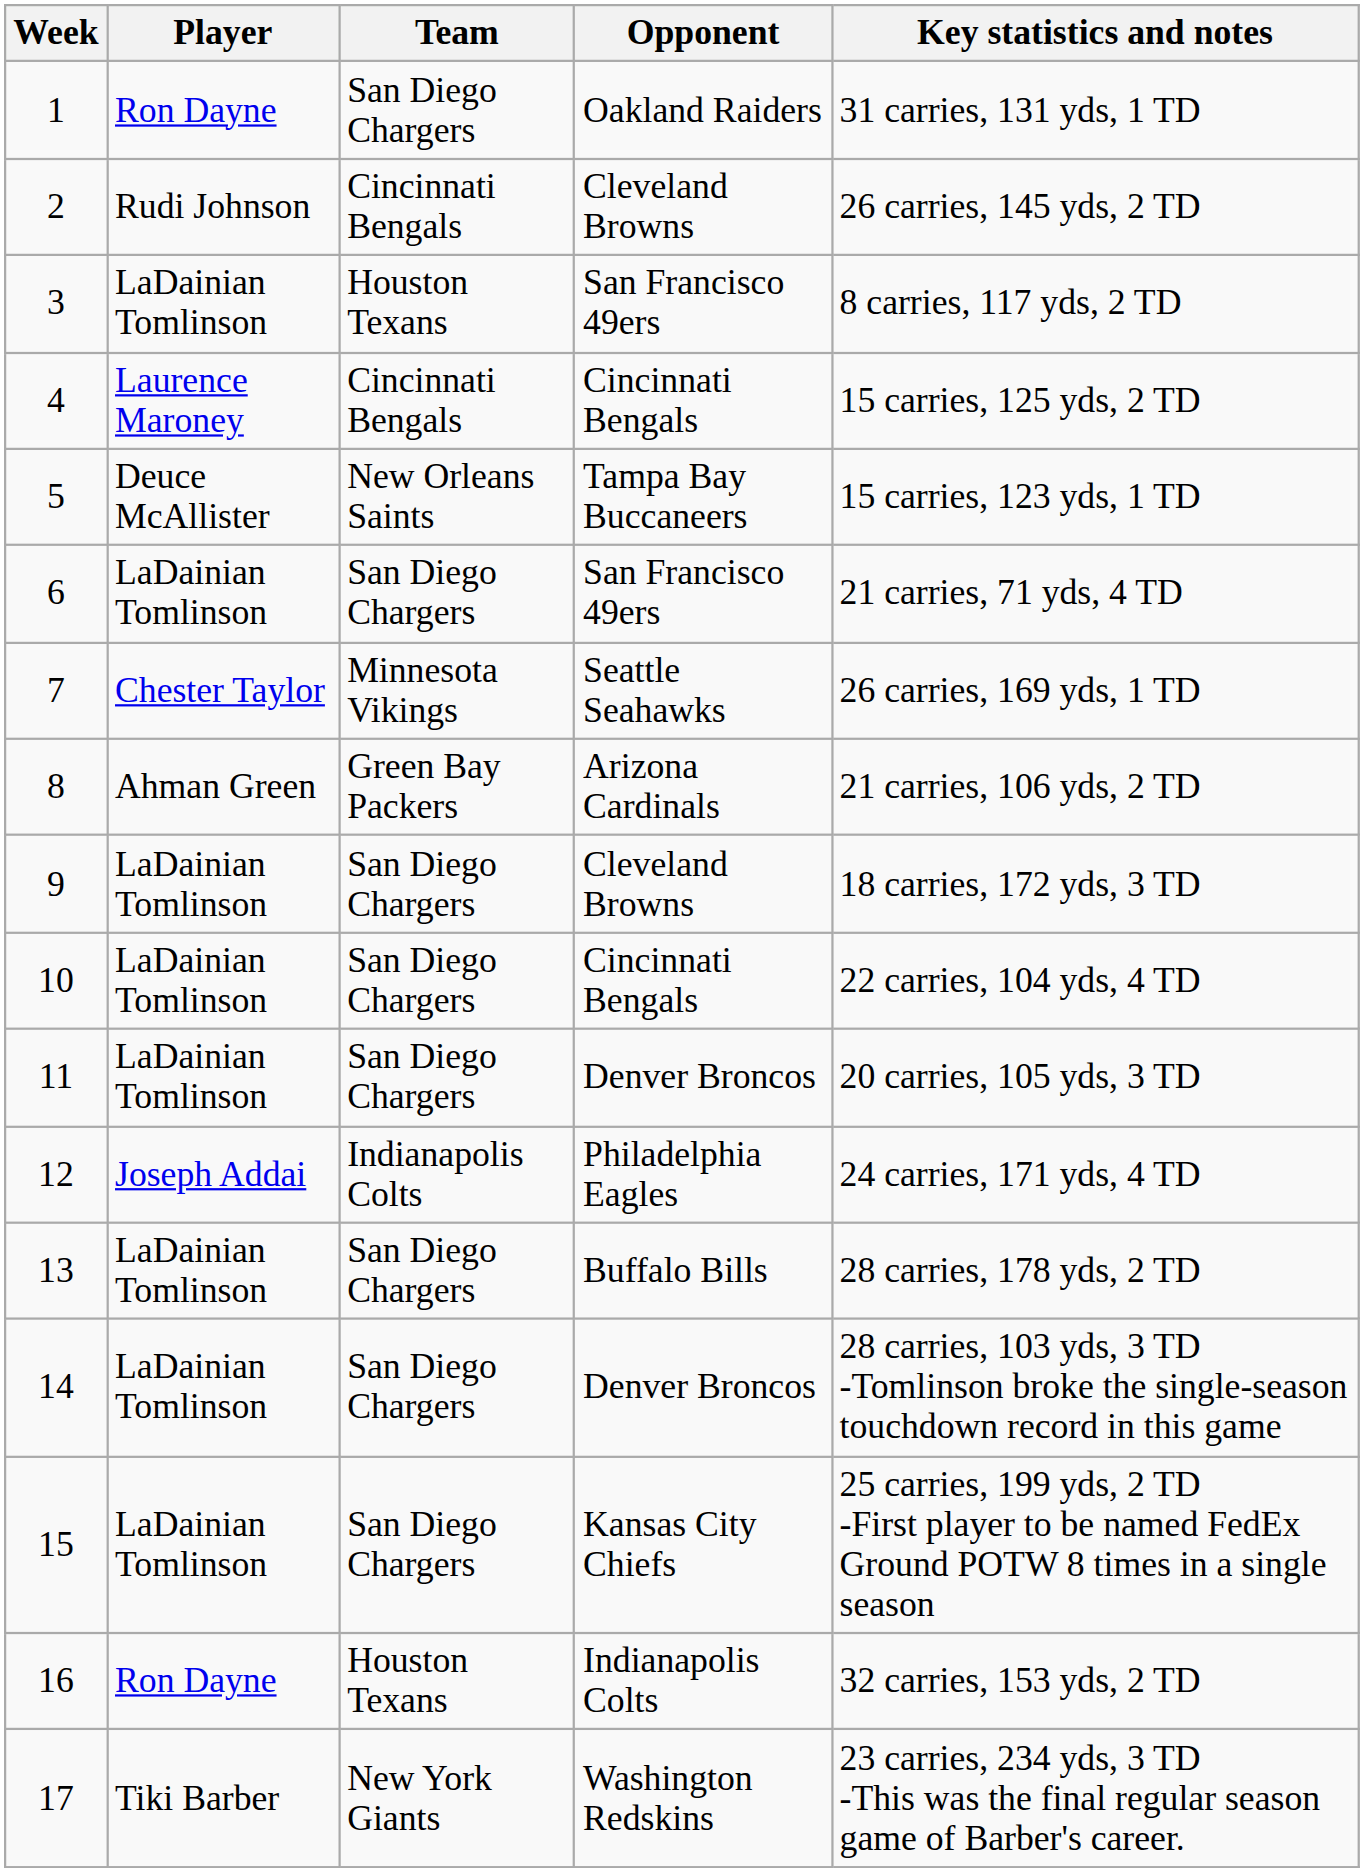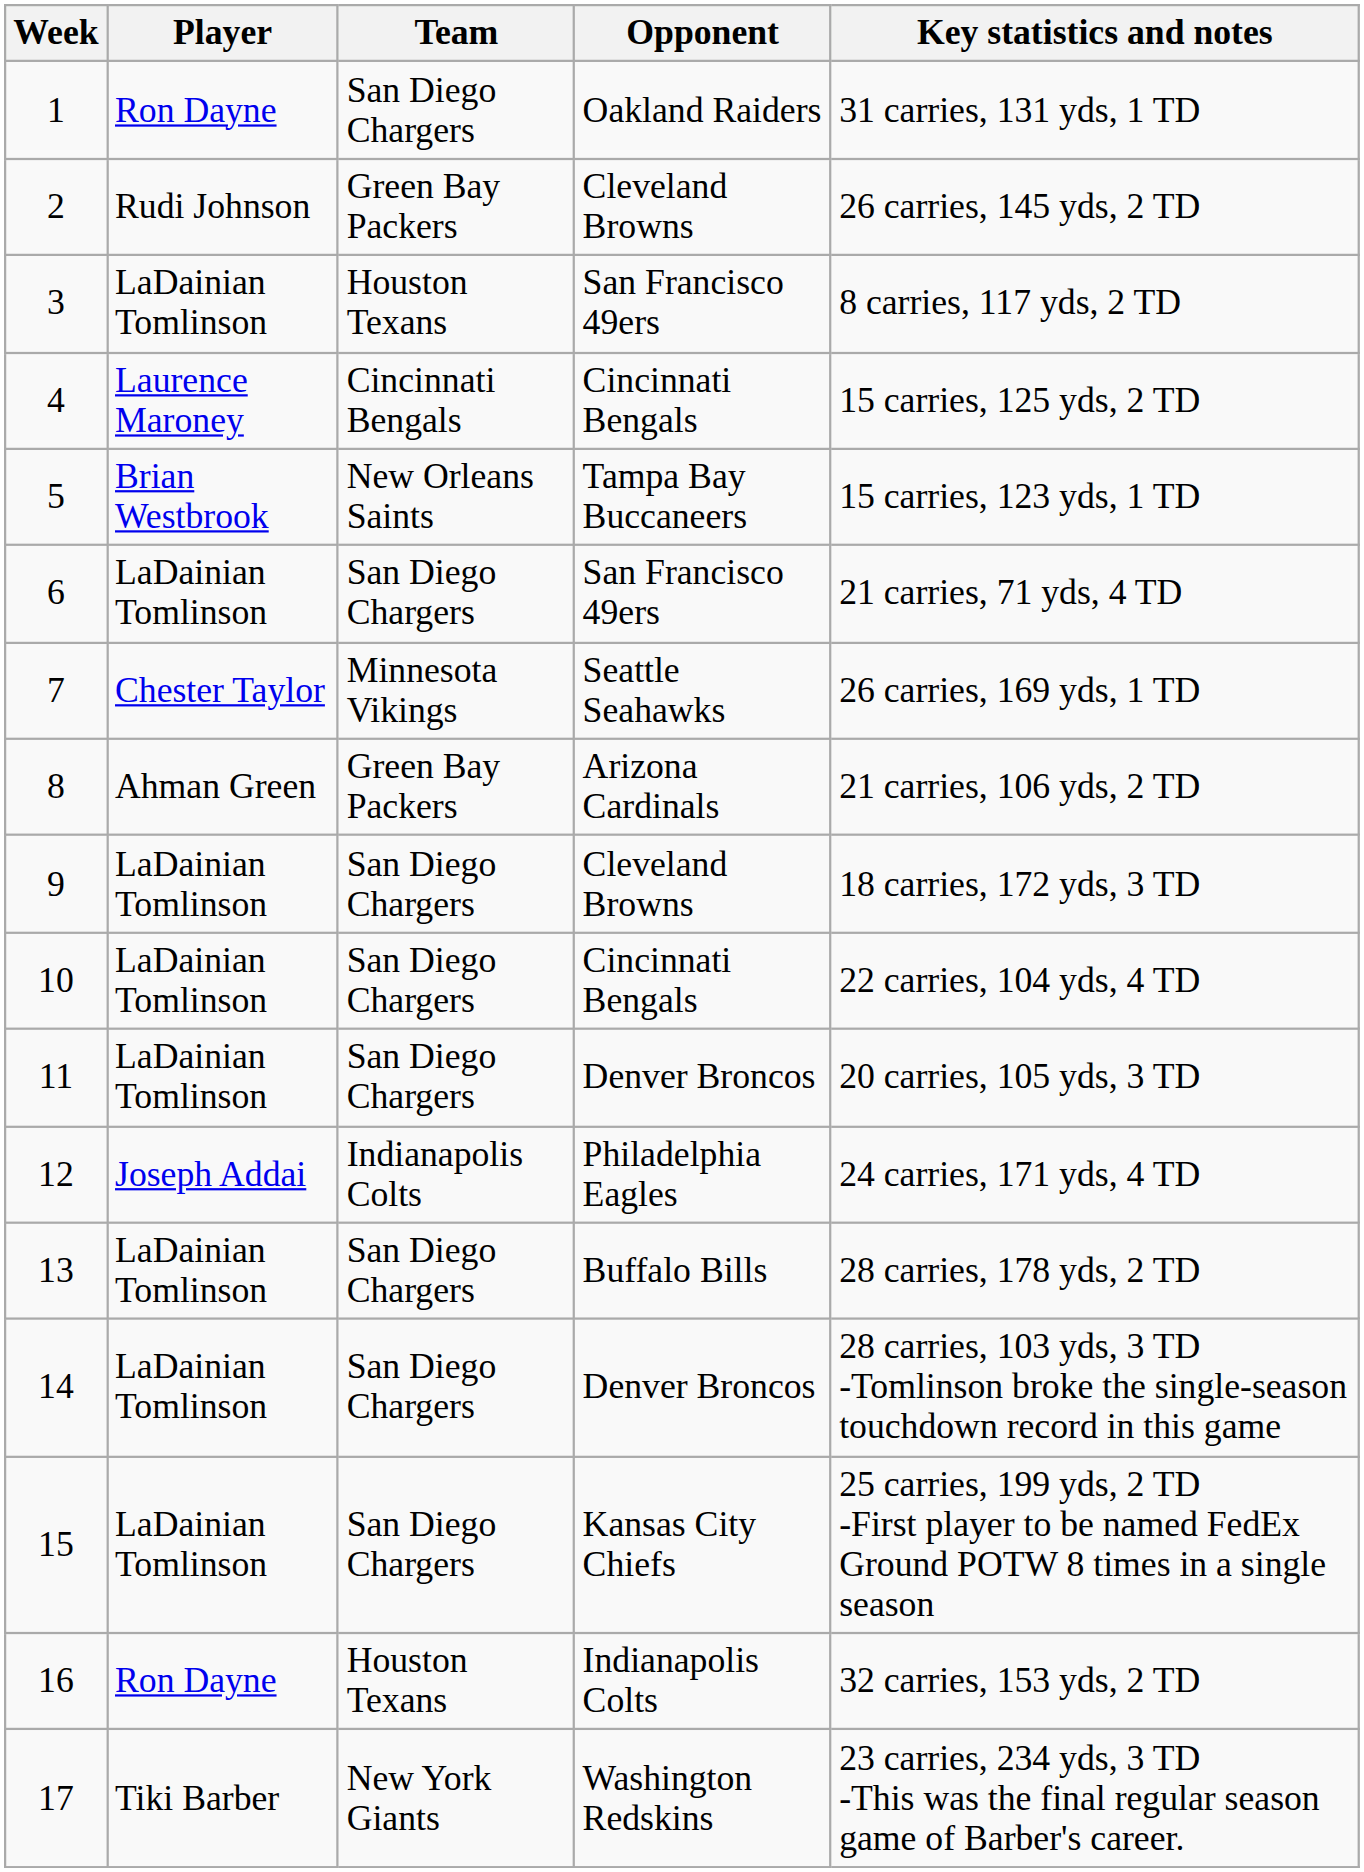(421, 206) Cincinnati Bengals -> (423, 206) Green Bay Packers
(192, 496) Deuce McAllister -> (192, 496) Brian Westbrook
